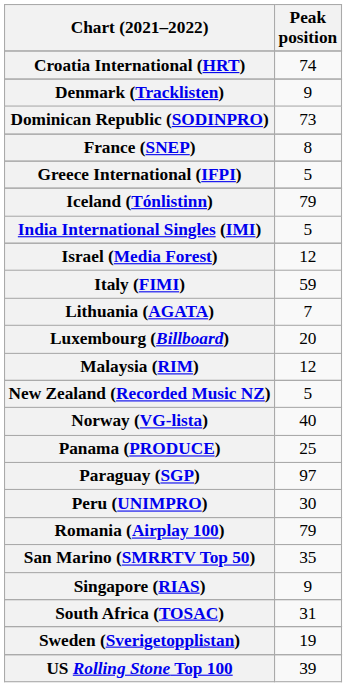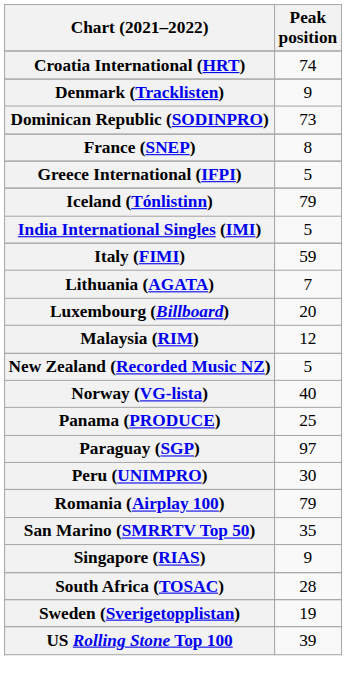- row: (140, 256)
(308, 613) 31 -> (308, 585) 28
